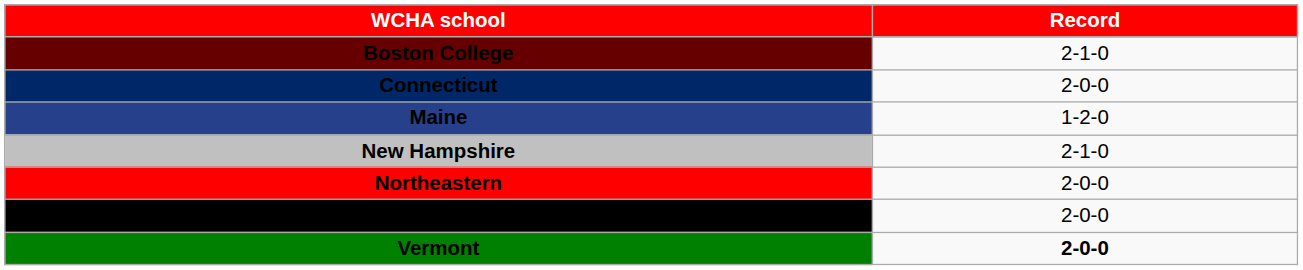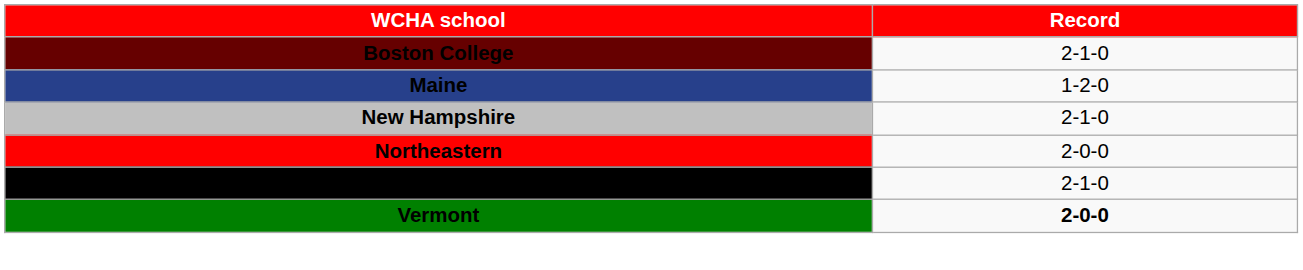- row: (438, 85)
(1085, 215) 2-0-0 -> (1085, 183) 2-1-0
